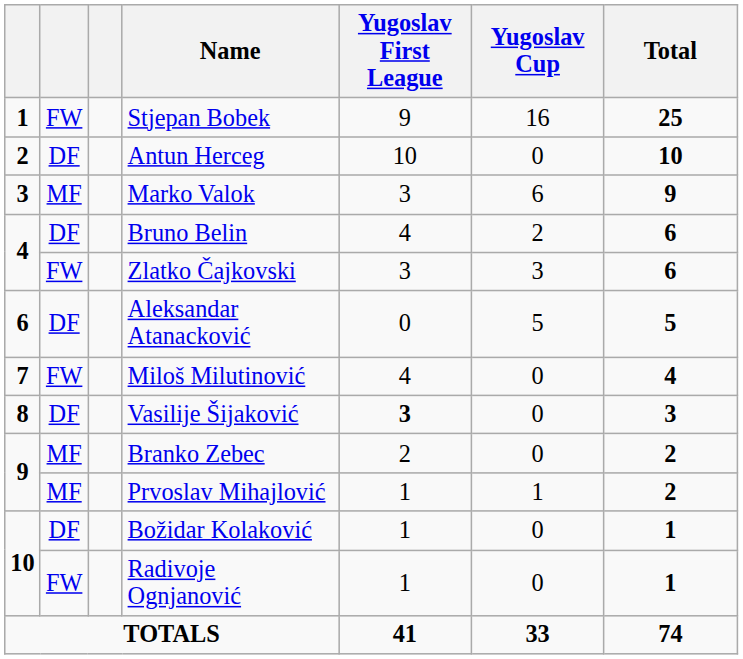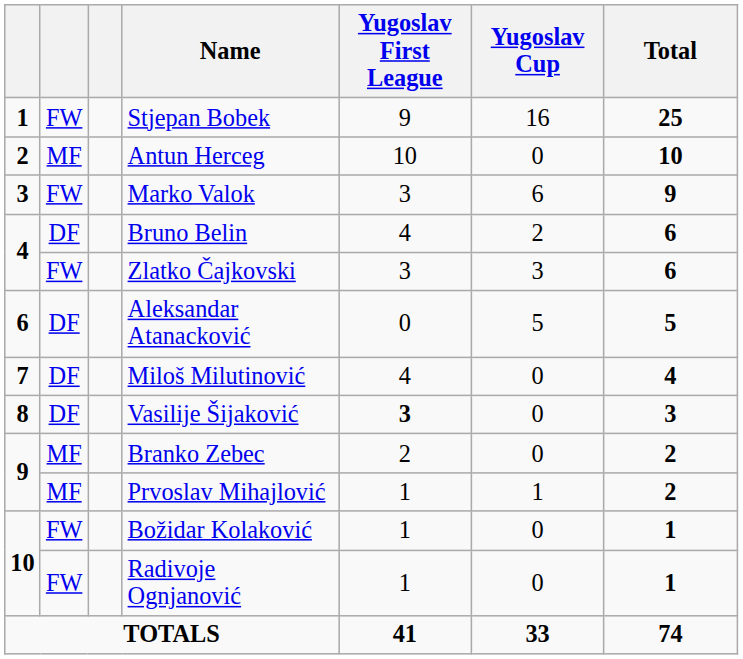(64, 155) DF -> (64, 155) MF
(64, 194) MF -> (64, 194) FW
(64, 375) FW -> (64, 375) DF
(64, 530) DF -> (64, 530) FW
